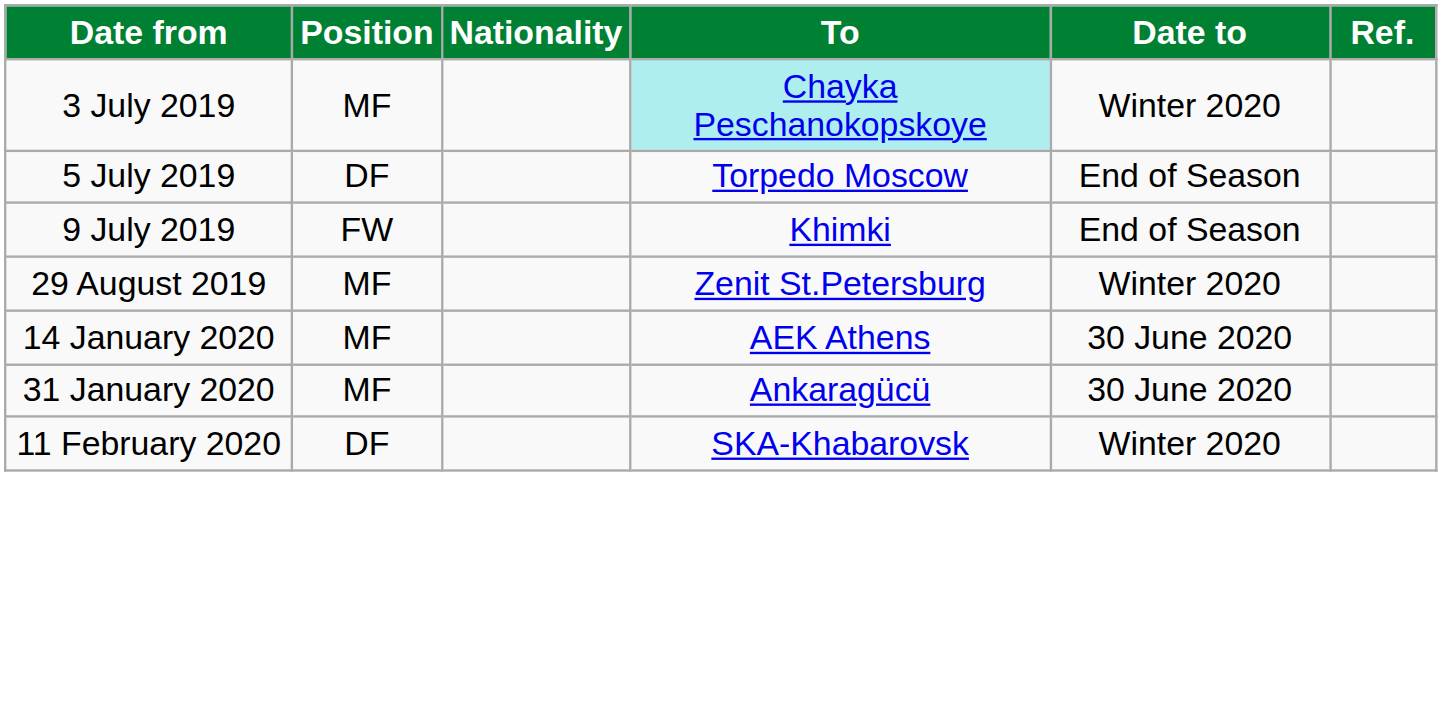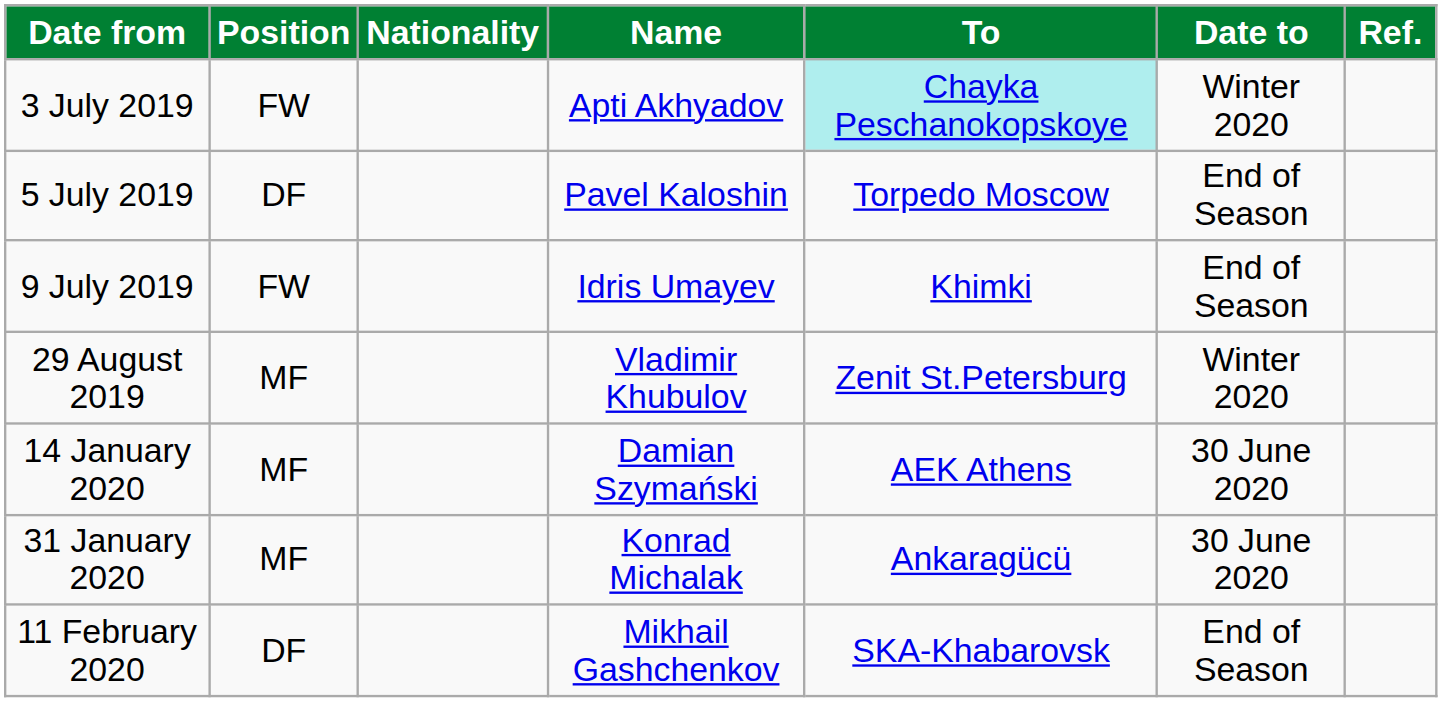+ column: (676, 32)
(367, 105) MF -> (284, 105) FW
(1190, 444) Winter 2020 -> (1251, 651) End of Season
